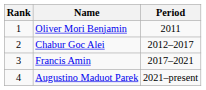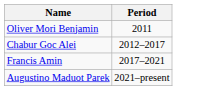- column: (19, 12)
